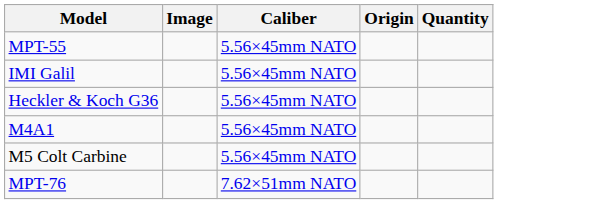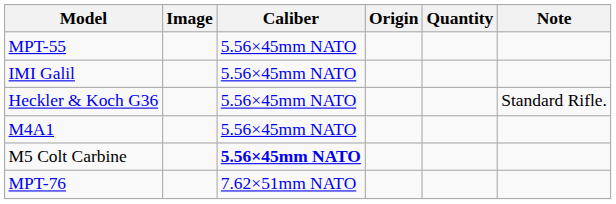+ column: (554, 18)
(289, 156) normal -> (291, 156) bold
